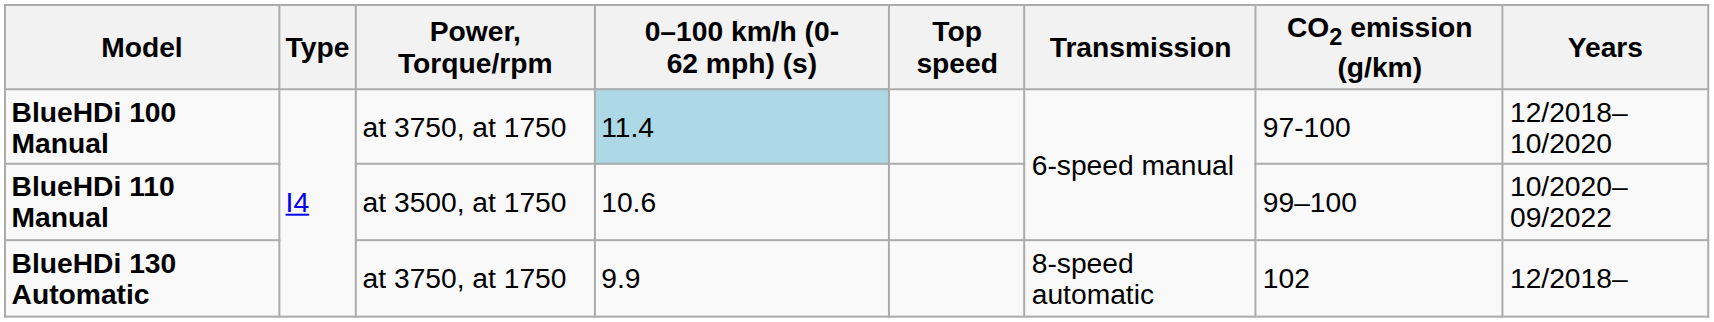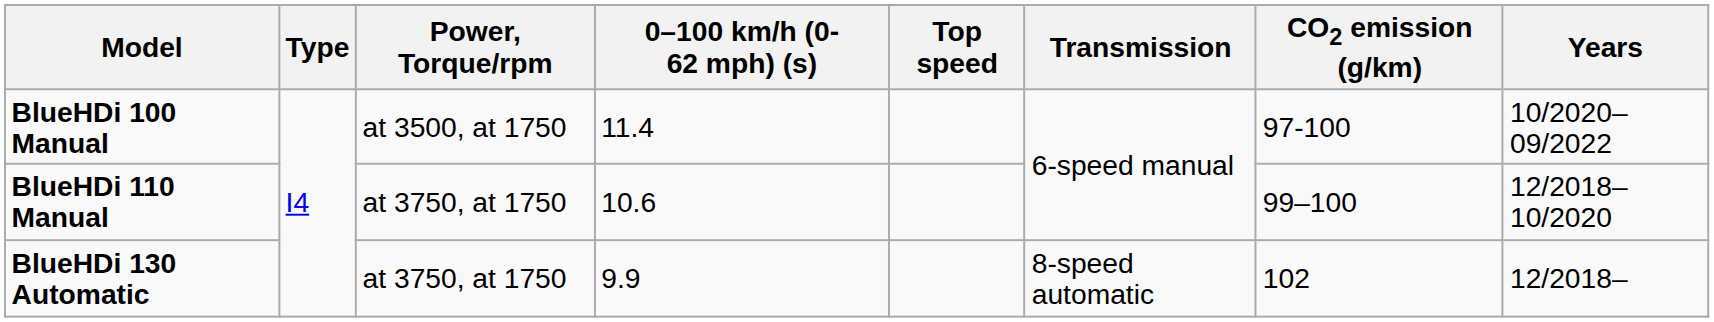(465, 127) at 3750, at 1750 -> (465, 127) at 3500, at 1750
(628, 127) lightblue background -> (628, 127) no background
(1569, 127) 12/2018–10/2020 -> (1569, 127) 10/2020–09/2022
(465, 203) at 3500, at 1750 -> (465, 203) at 3750, at 1750
(1569, 203) 10/2020–09/2022 -> (1569, 203) 12/2018–10/2020
